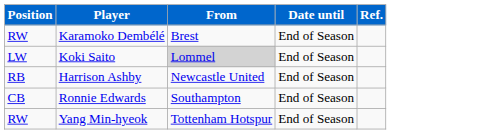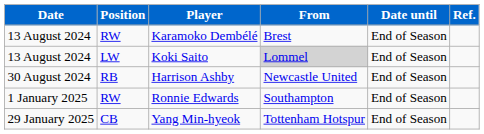+ column: (51, 14)
(16, 98) CB -> (110, 98) RW
(18, 118) RW -> (109, 118) CB
